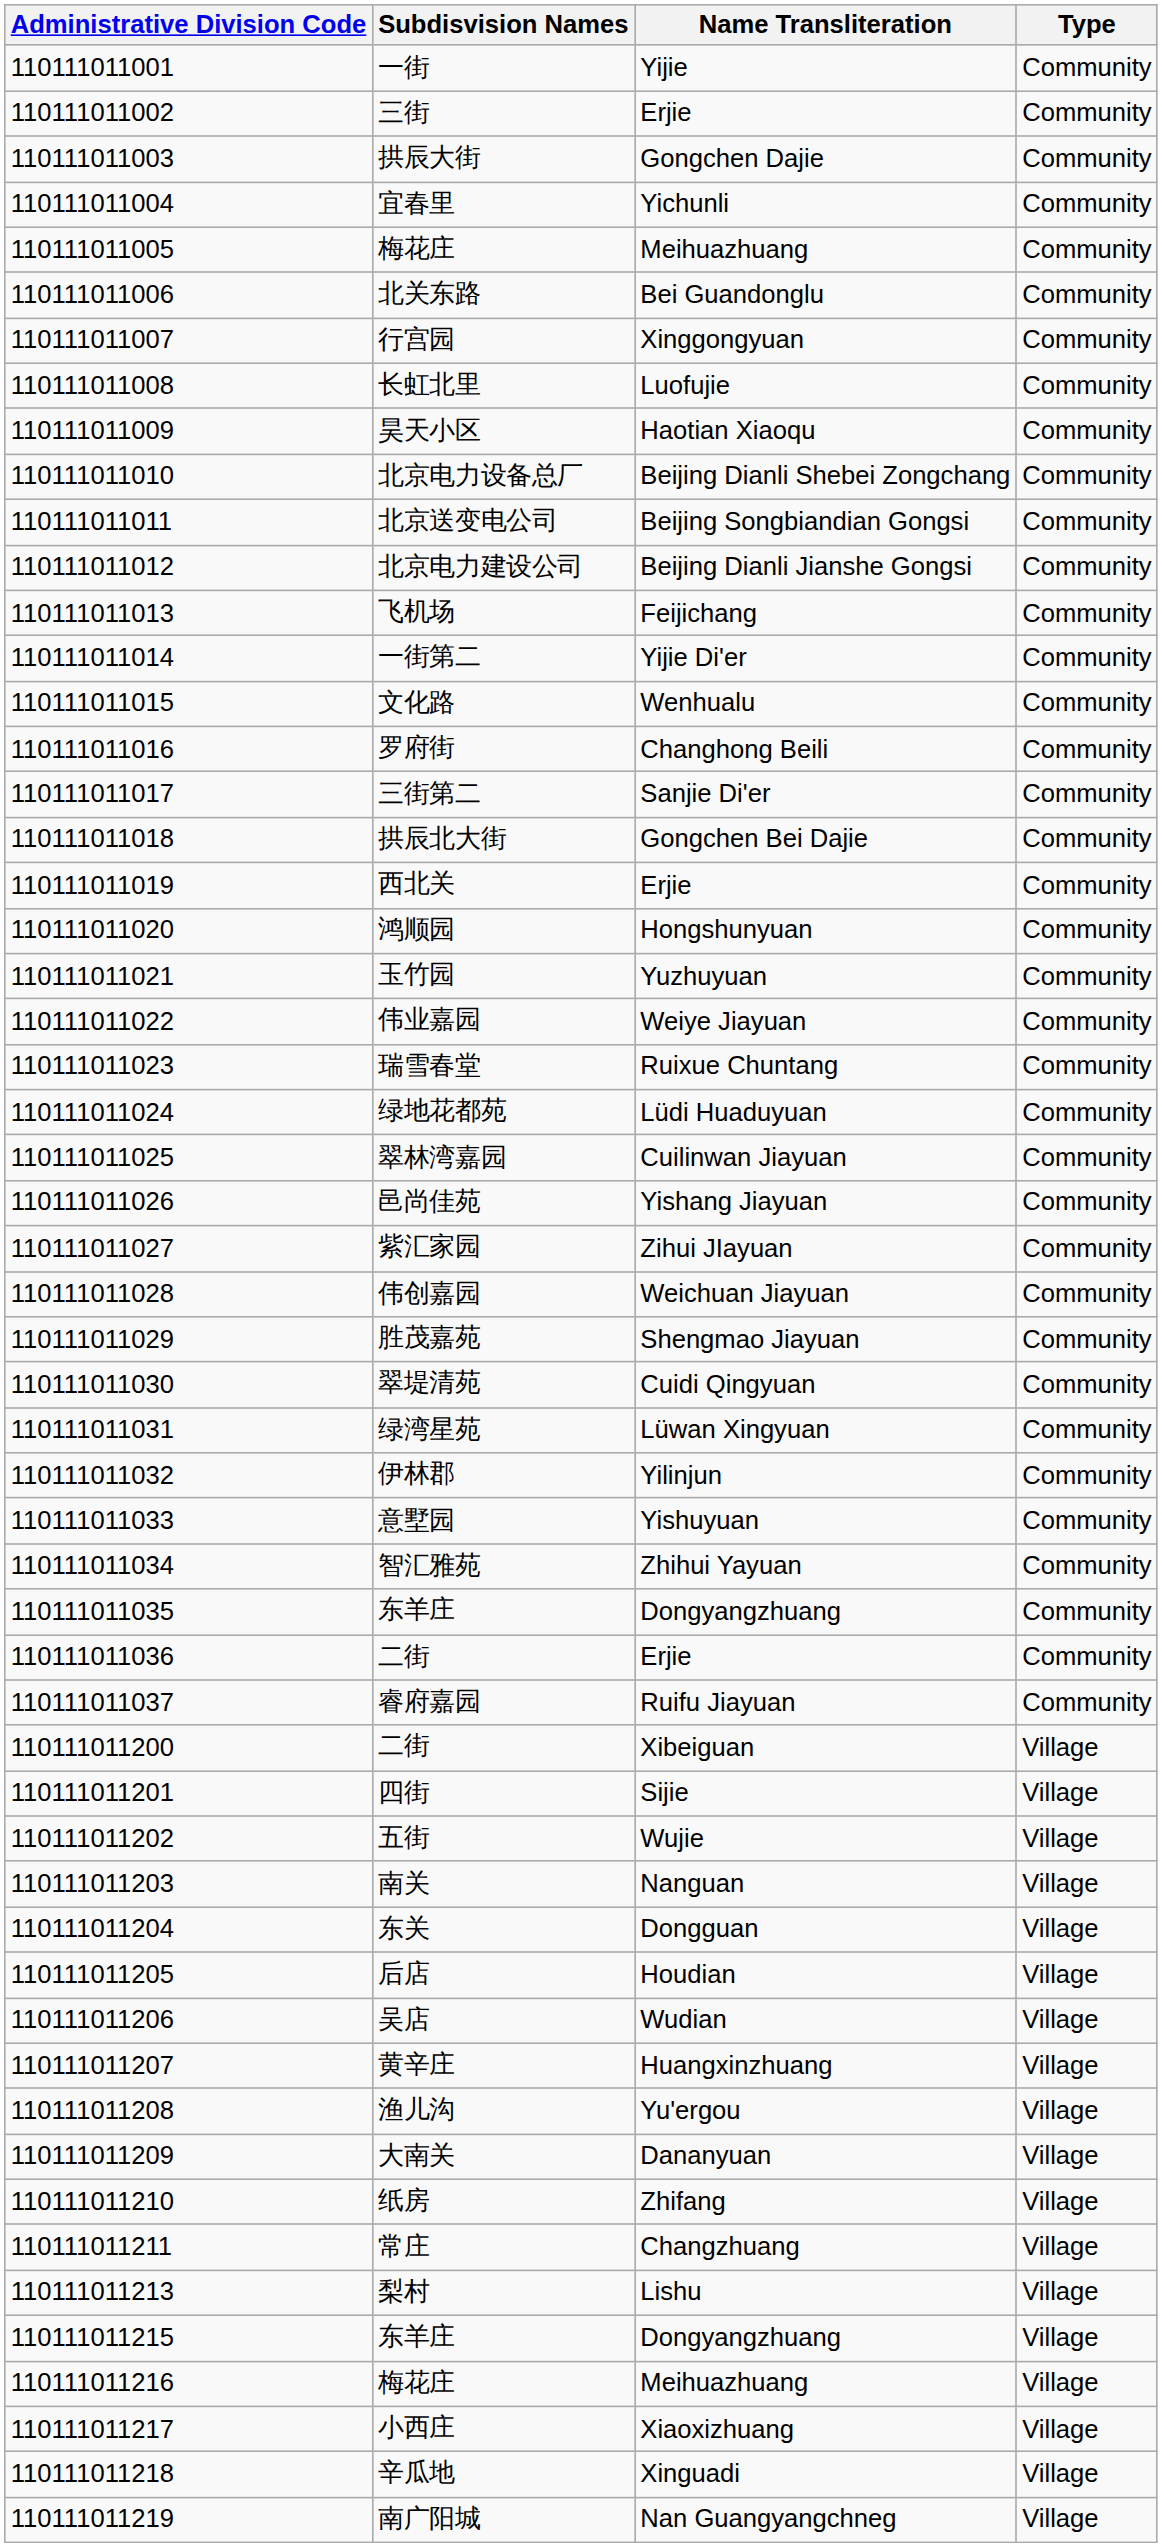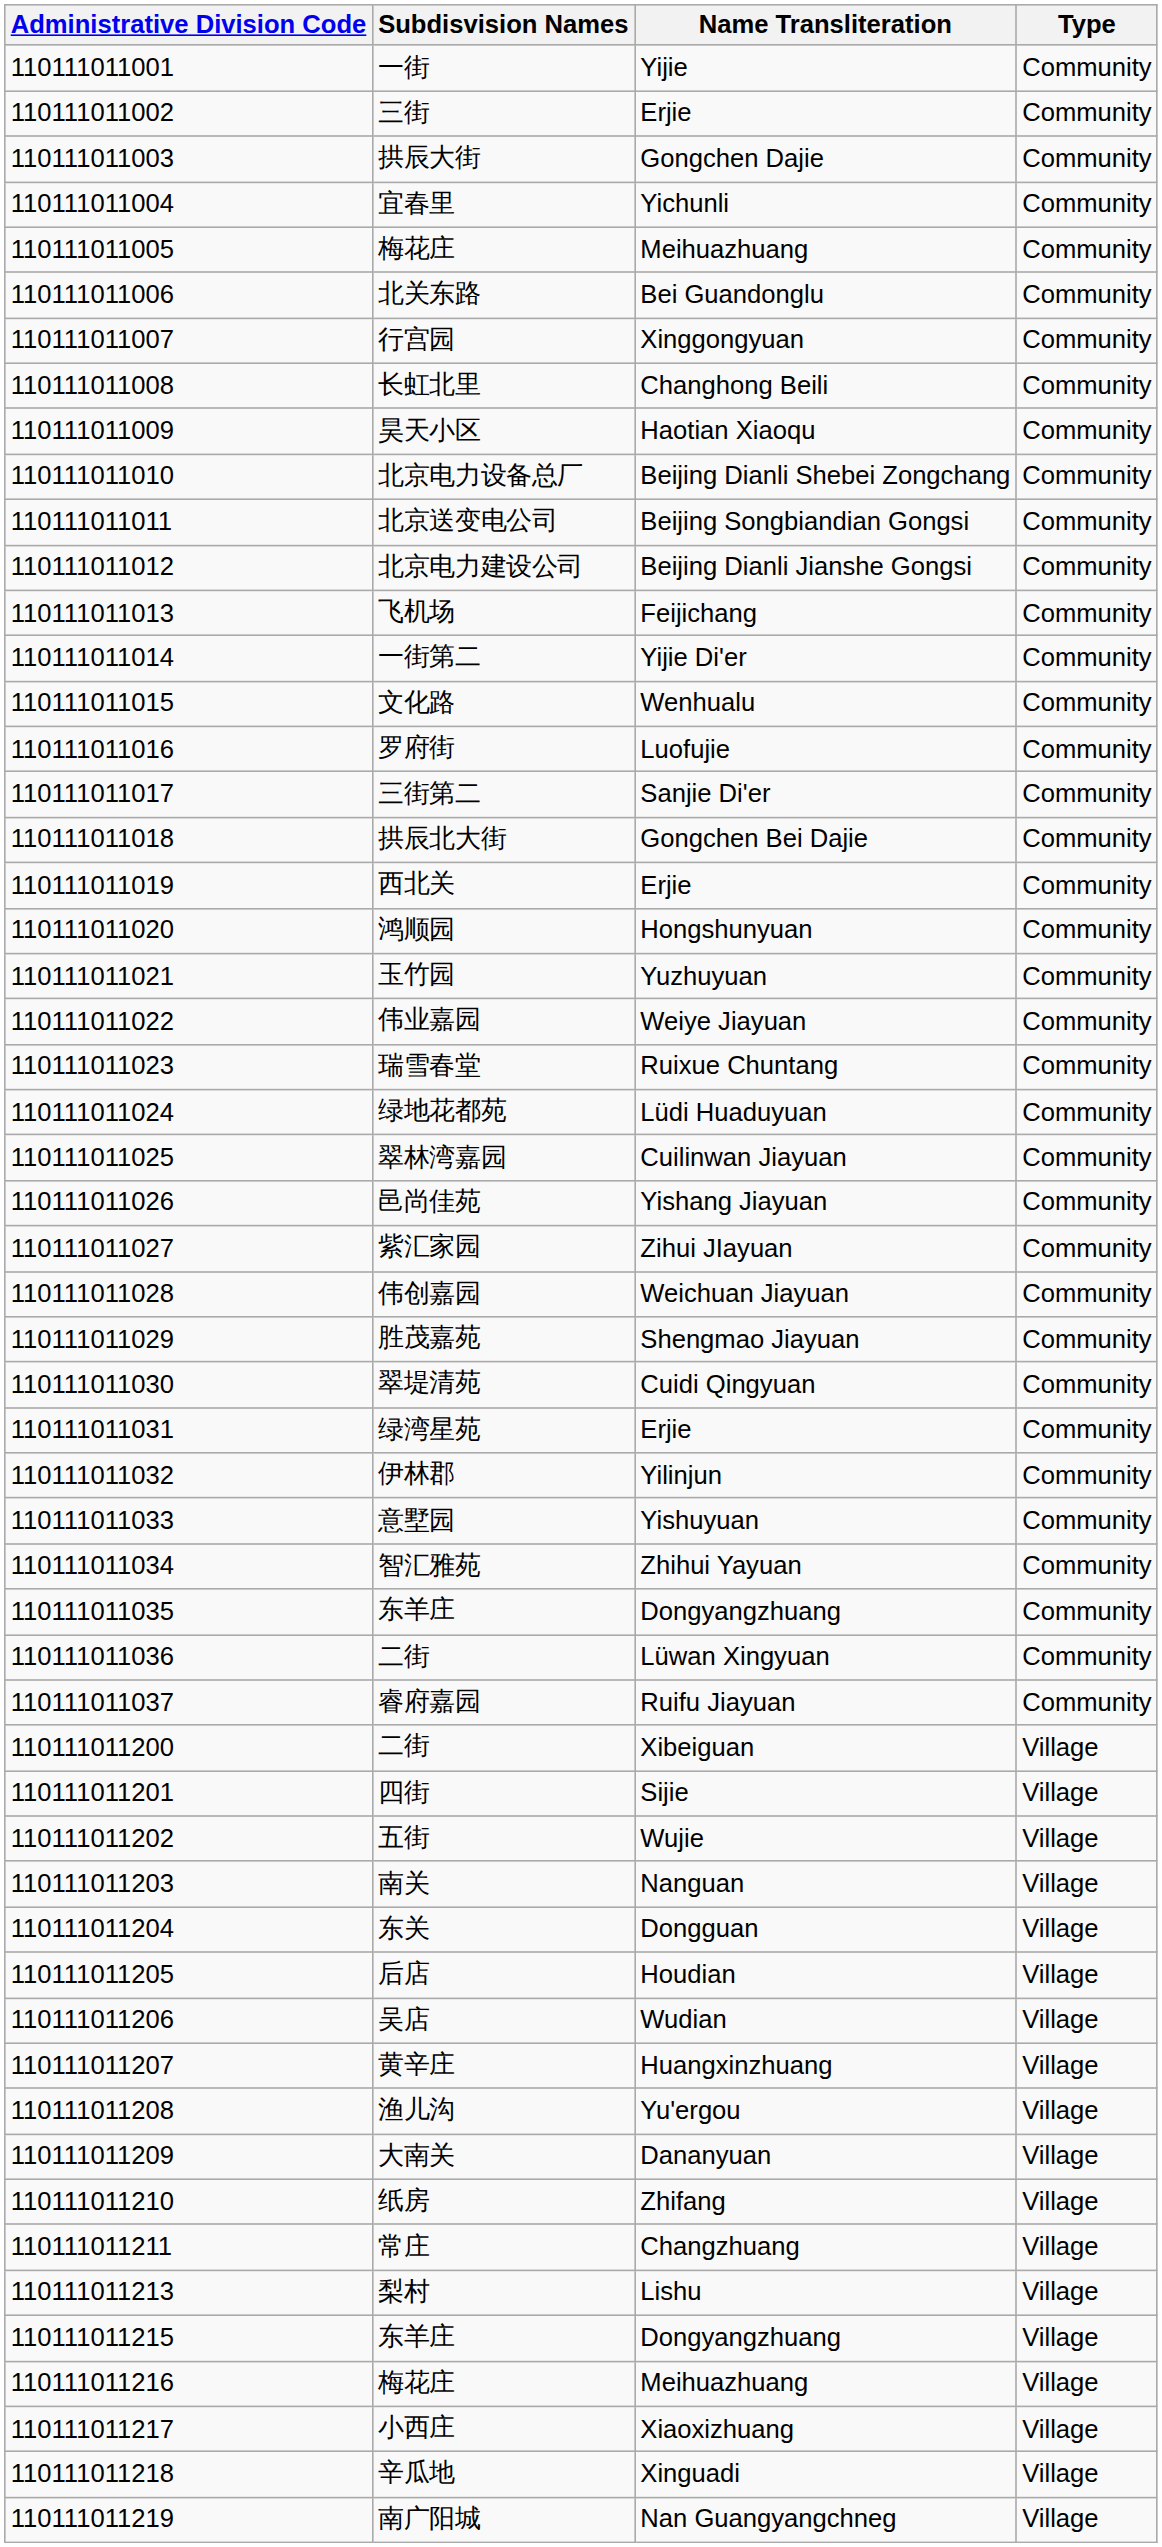(685, 385) Luofujie -> (734, 385) Changhong Beili
(734, 748) Changhong Beili -> (685, 748) Luofujie
(735, 1429) Lüwan Xingyuan -> (666, 1429) Erjie
(666, 1656) Erjie -> (735, 1656) Lüwan Xingyuan
